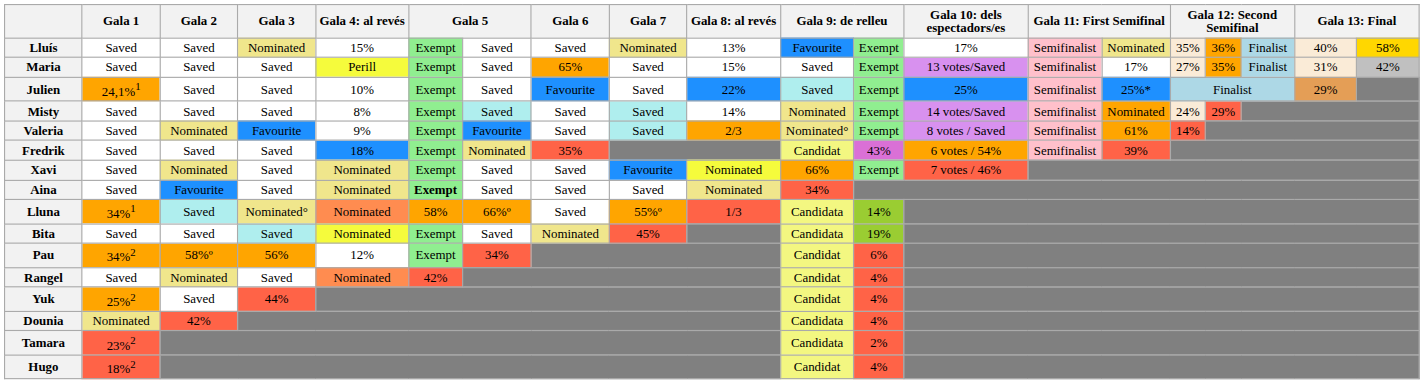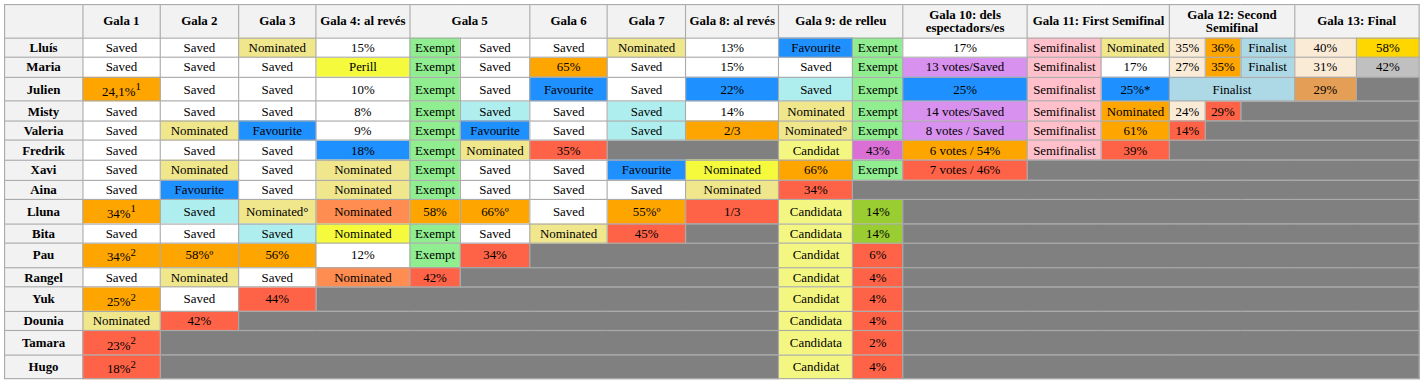(436, 189) bold -> (435, 189) normal
(879, 233) 19% -> (878, 233) 14%
